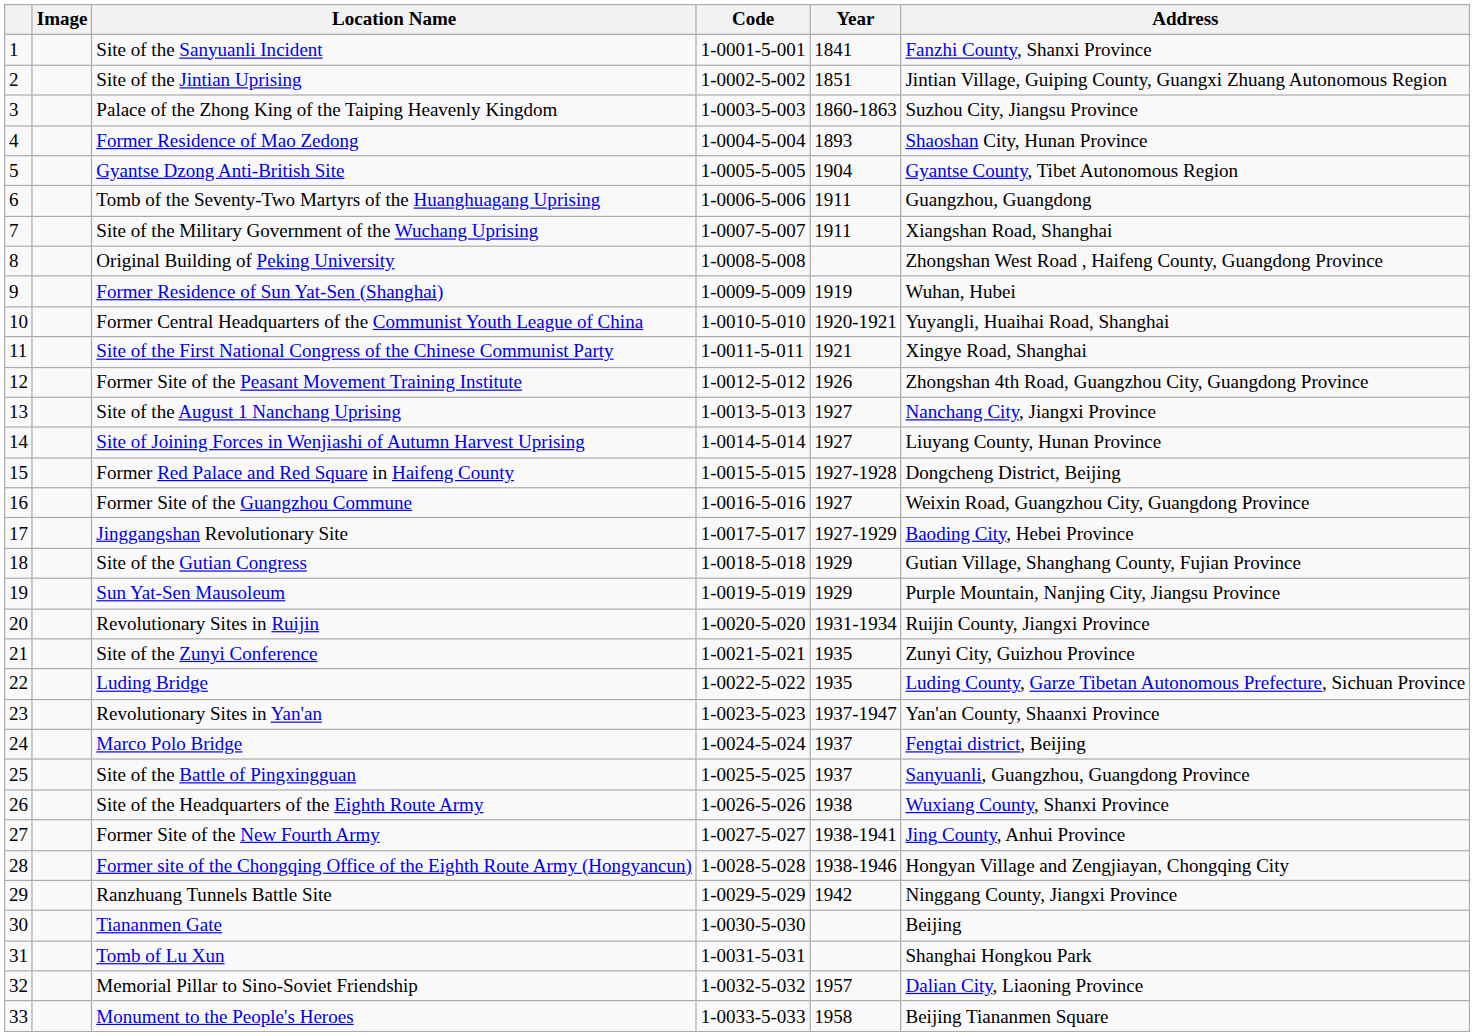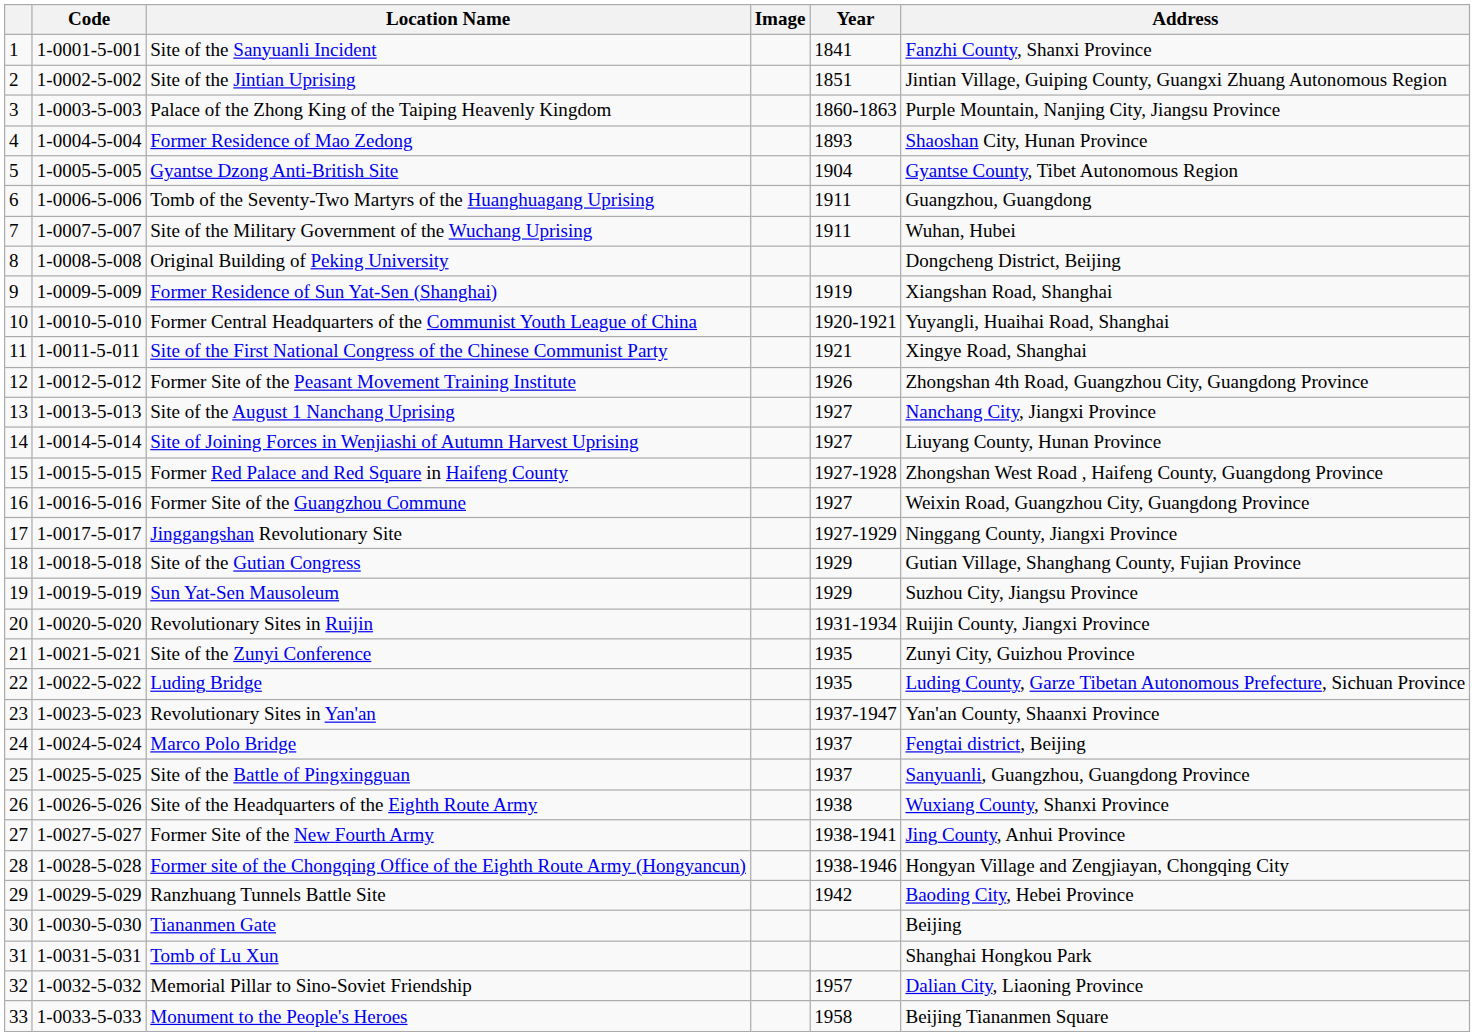columns swapped: (753, 19) <-> (62, 19)
(1022, 110) Suzhou City, Jiangsu Province -> (1093, 110) Purple Mountain, Nanjing City, Jiangsu Province
(1009, 230) Xiangshan Road, Shanghai -> (961, 230) Wuhan, Hubei
(1144, 261) Zhongshan West Road , Haifeng County, Guangdong Province -> (1013, 261) Dongcheng District, Beijing
(961, 291) Wuhan, Hubei -> (1009, 291) Xiangshan Road, Shanghai
(1013, 472) Dongcheng District, Beijing -> (1144, 472) Zhongshan West Road , Haifeng County, Guangdong Province
(1020, 532) Baoding City, Hebei Province -> (1041, 532) Ninggang County, Jiangxi Province
(1093, 593) Purple Mountain, Nanjing City, Jiangsu Province -> (1022, 593) Suzhou City, Jiangsu Province
(1041, 895) Ninggang County, Jiangxi Province -> (1020, 895) Baoding City, Hebei Province
